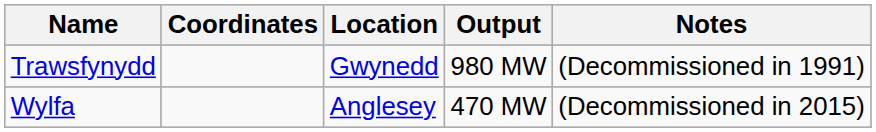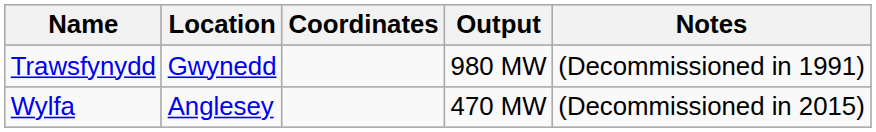columns swapped: (384, 24) <-> (243, 24)
